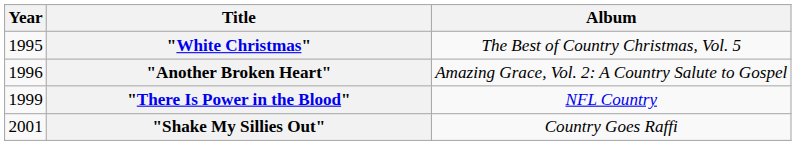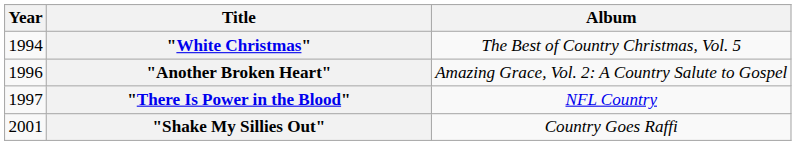(26, 45) 1995 -> (26, 45) 1994
(26, 99) 1999 -> (26, 99) 1997
